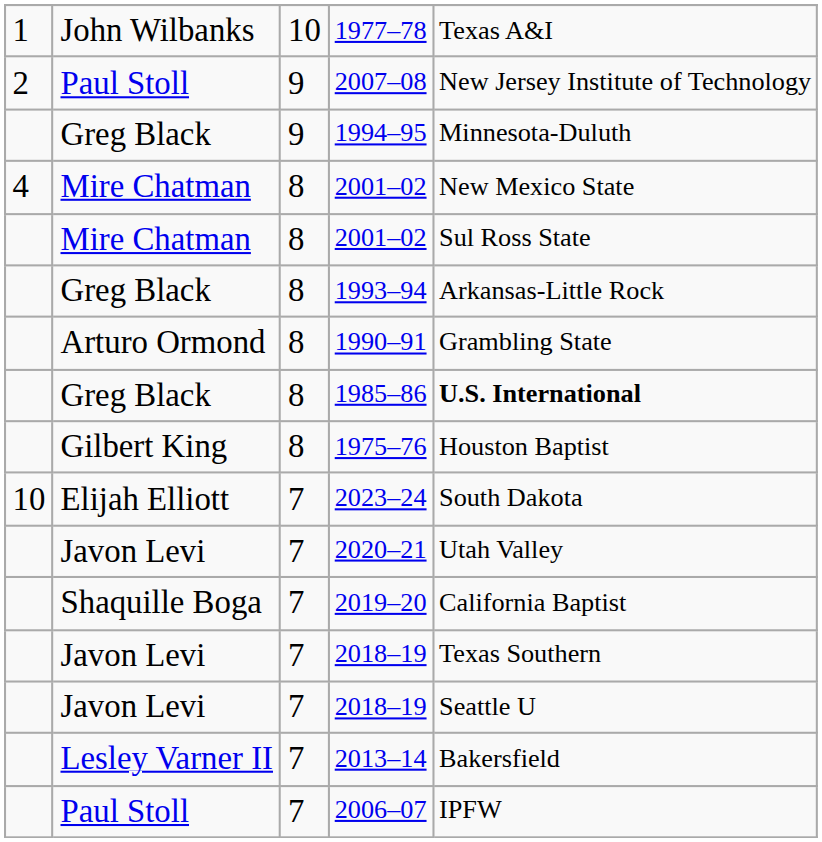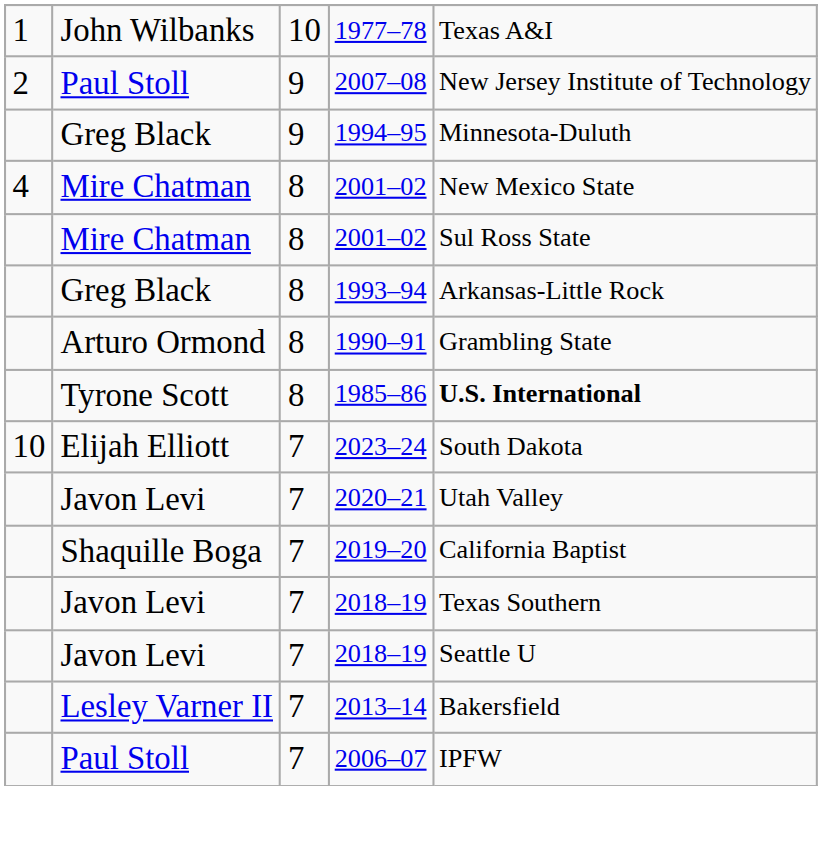(136, 394) Greg Black -> (145, 394) Tyrone Scott
- row: (29, 447)
